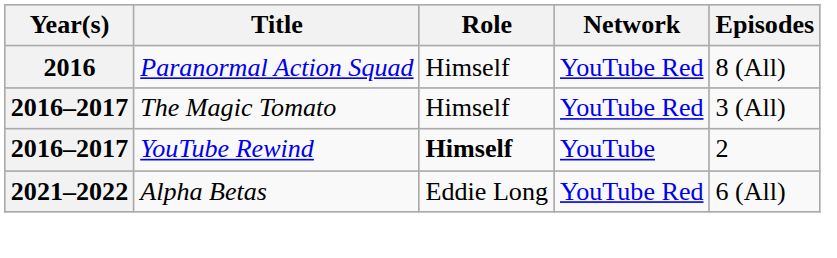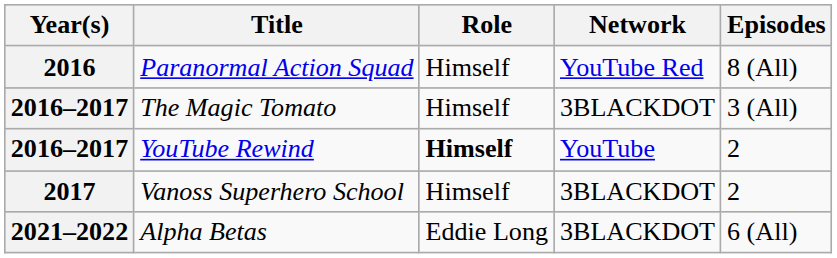(632, 107) YouTube Red -> (638, 107) 3BLACKDOT
+ row: (272, 190)
(632, 190) YouTube Red -> (638, 231) 3BLACKDOT
